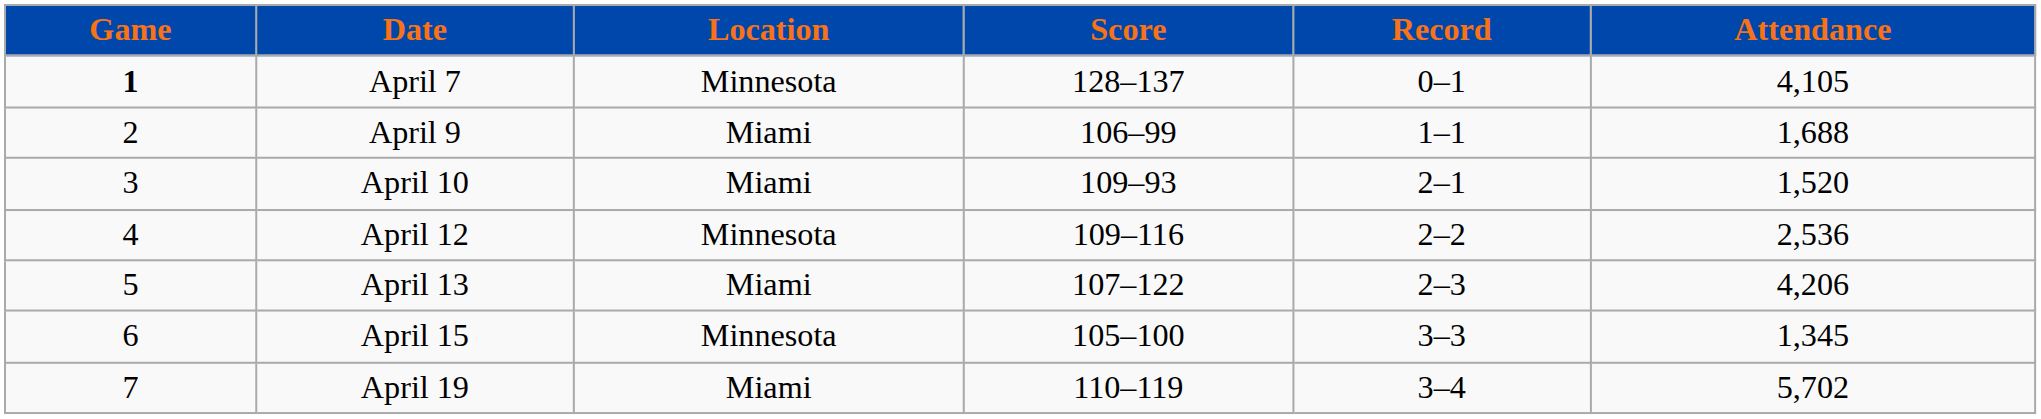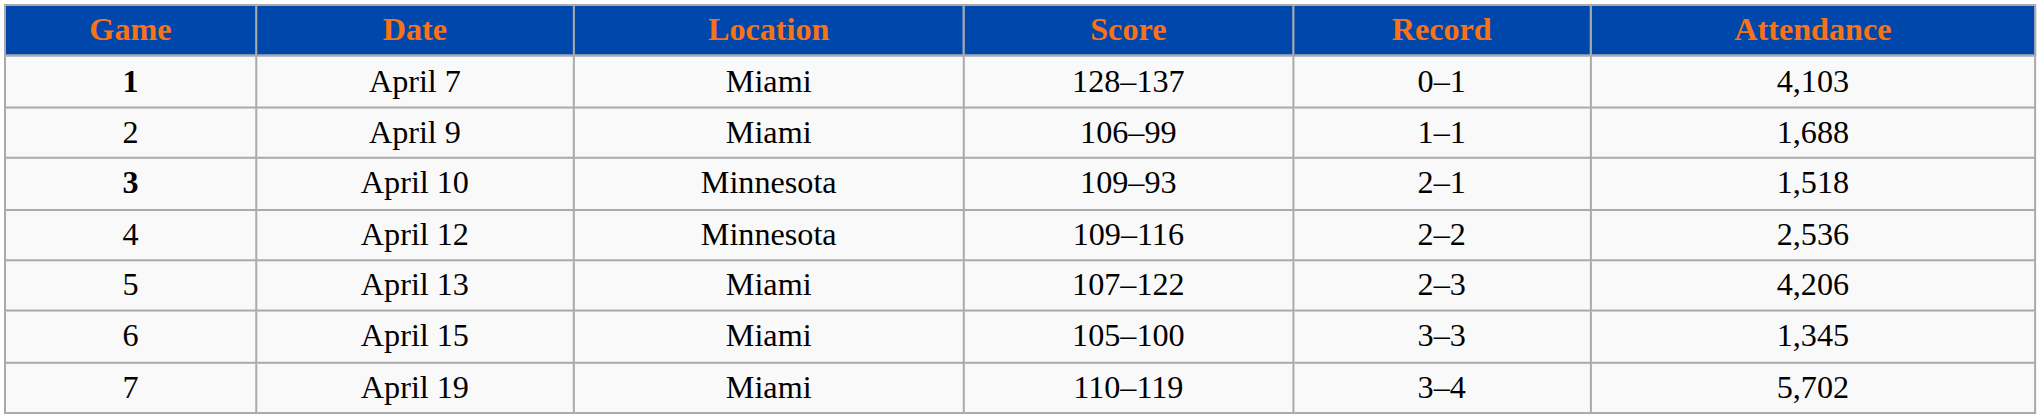(769, 81) Minnesota -> (769, 81) Miami
(1813, 81) 4,105 -> (1813, 81) 4,103
(130, 183) normal -> (130, 183) bold
(769, 183) Miami -> (769, 183) Minnesota
(1813, 183) 1,520 -> (1813, 183) 1,518
(769, 336) Minnesota -> (769, 336) Miami
